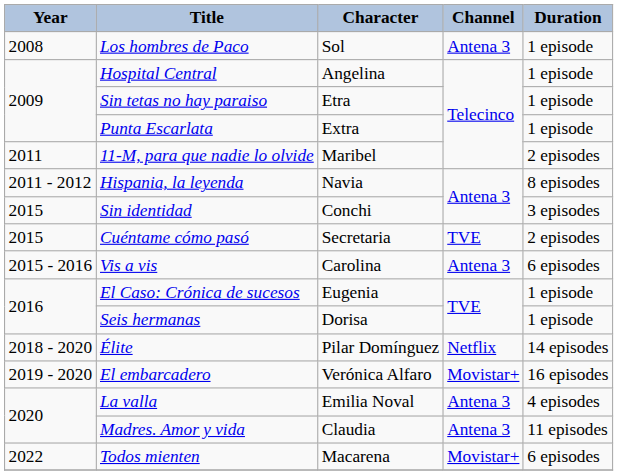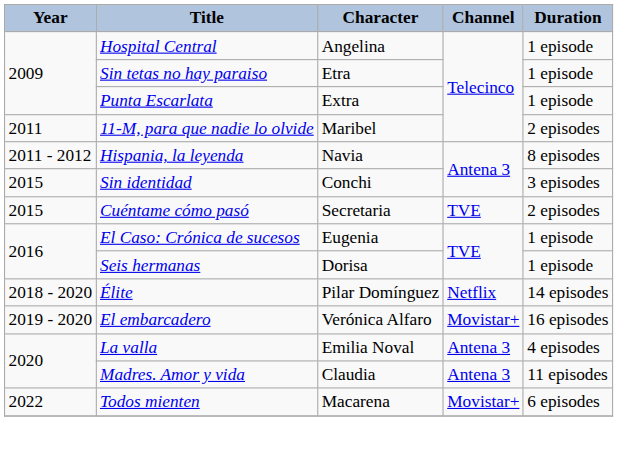- row: (174, 45)
- row: (129, 264)
